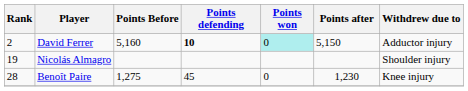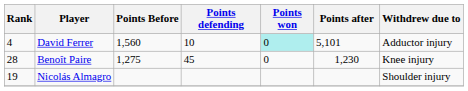(10, 42) 2 -> (10, 42) 4
(129, 42) 5,160 -> (129, 42) 1,560
(189, 42) bold -> (189, 42) normal
(328, 42) 5,150 -> (328, 42) 5,101
rows swapped: (74, 59) <-> (64, 77)
